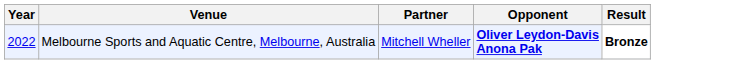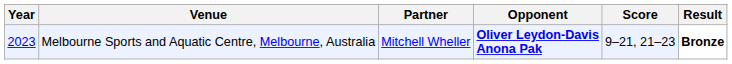+ column: (640, 15)
(21, 42) 2022 -> (21, 42) 2023
